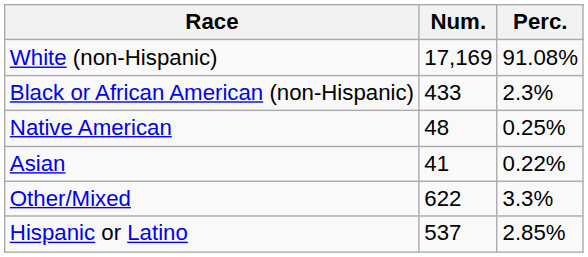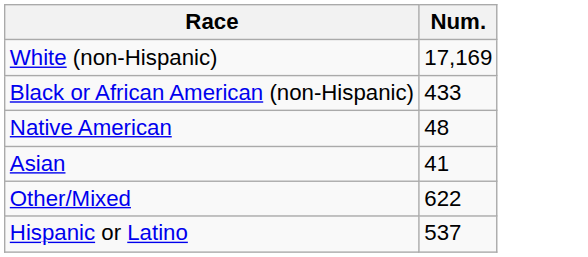- column: (540, 22)
